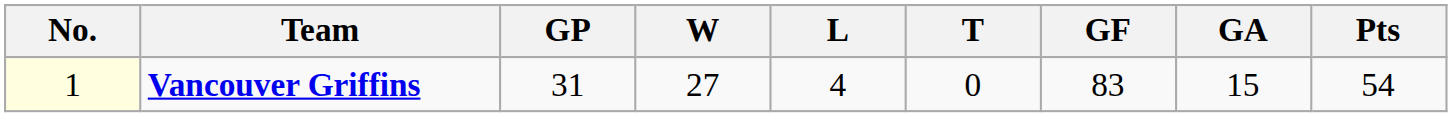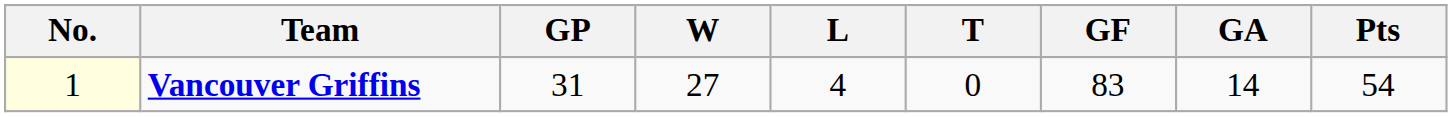(1243, 83) 15 -> (1243, 83) 14
